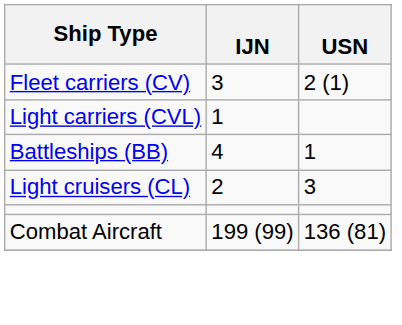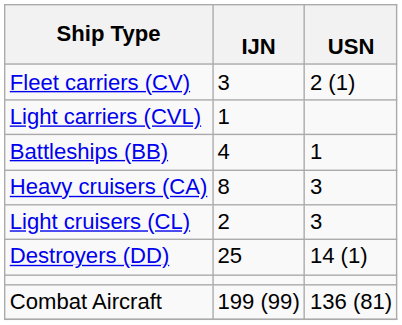+ row: (109, 186)
+ row: (90, 256)
